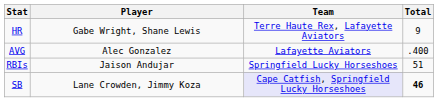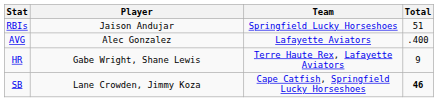rows swapped: (17, 31) <-> (17, 65)
(323, 84) lavender background -> (323, 84) no background
